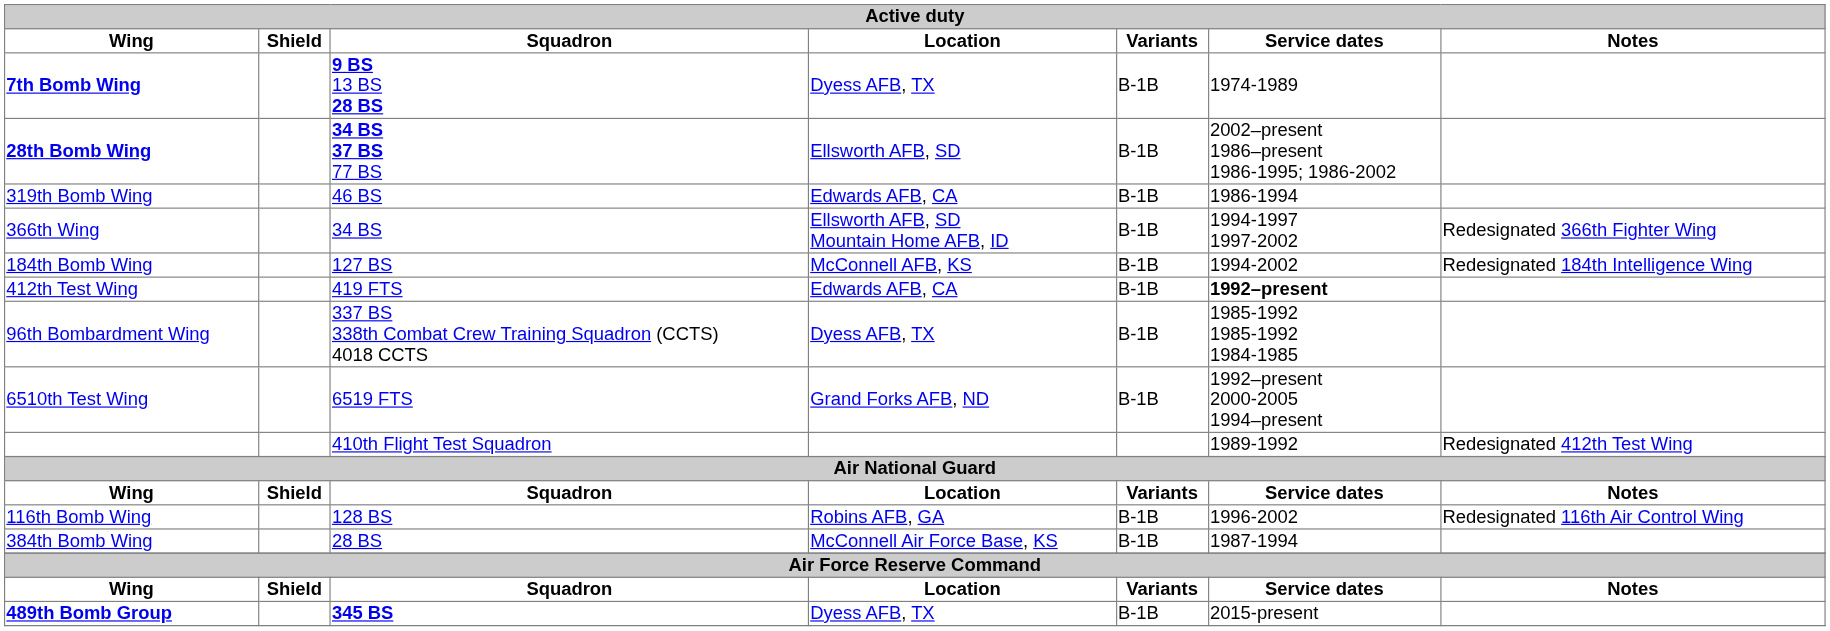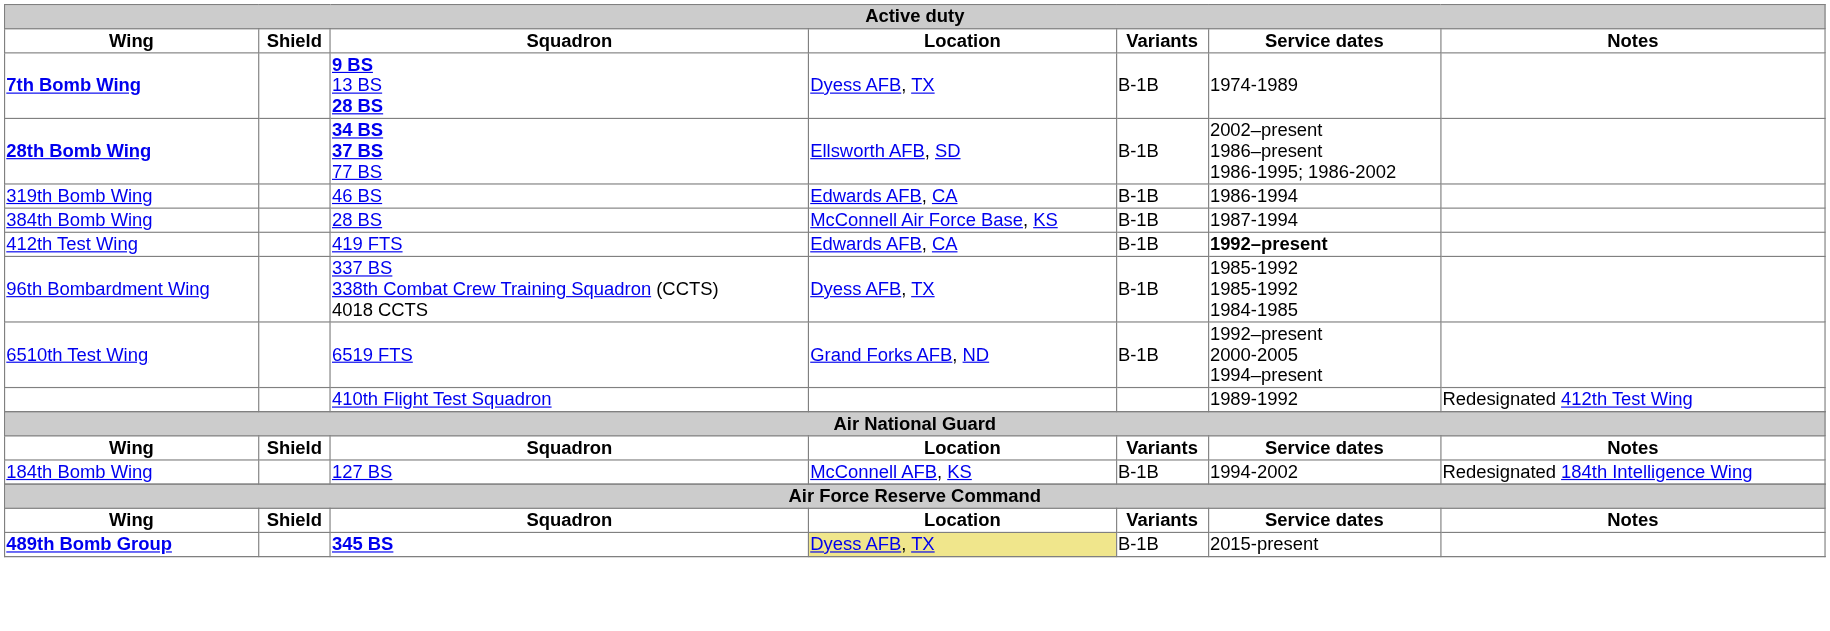- row: (53, 230)
rows swapped: (79, 540) <-> (79, 264)
- row: (79, 516)
(872, 613) no background -> (872, 544) khaki background
